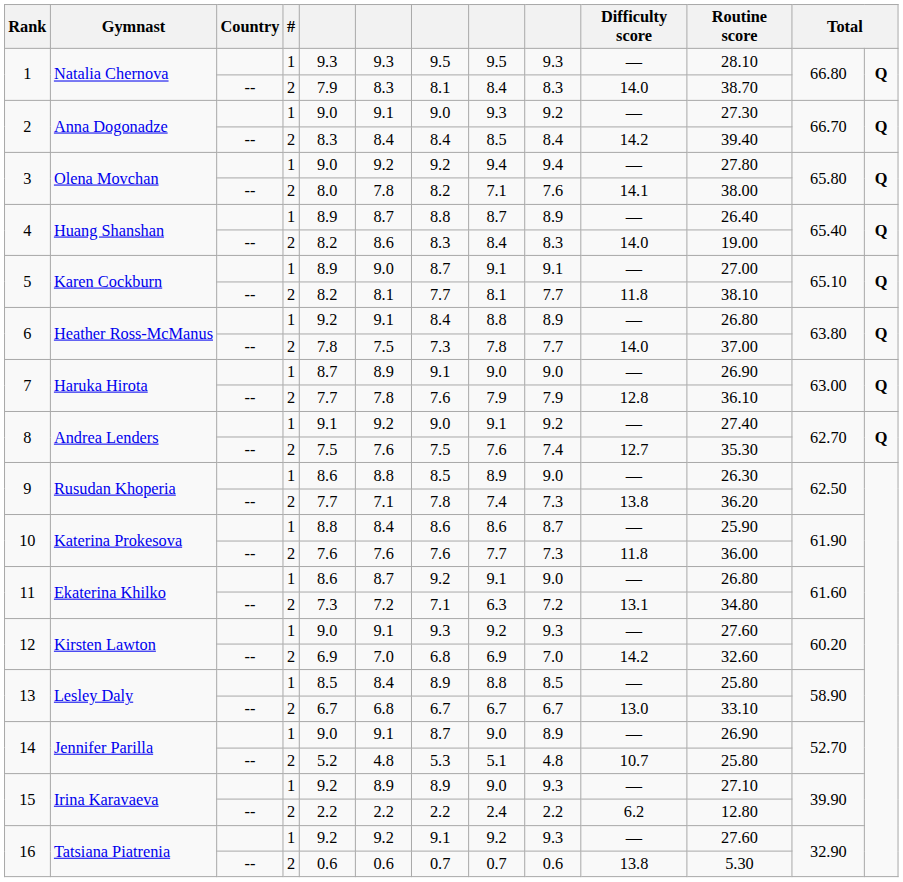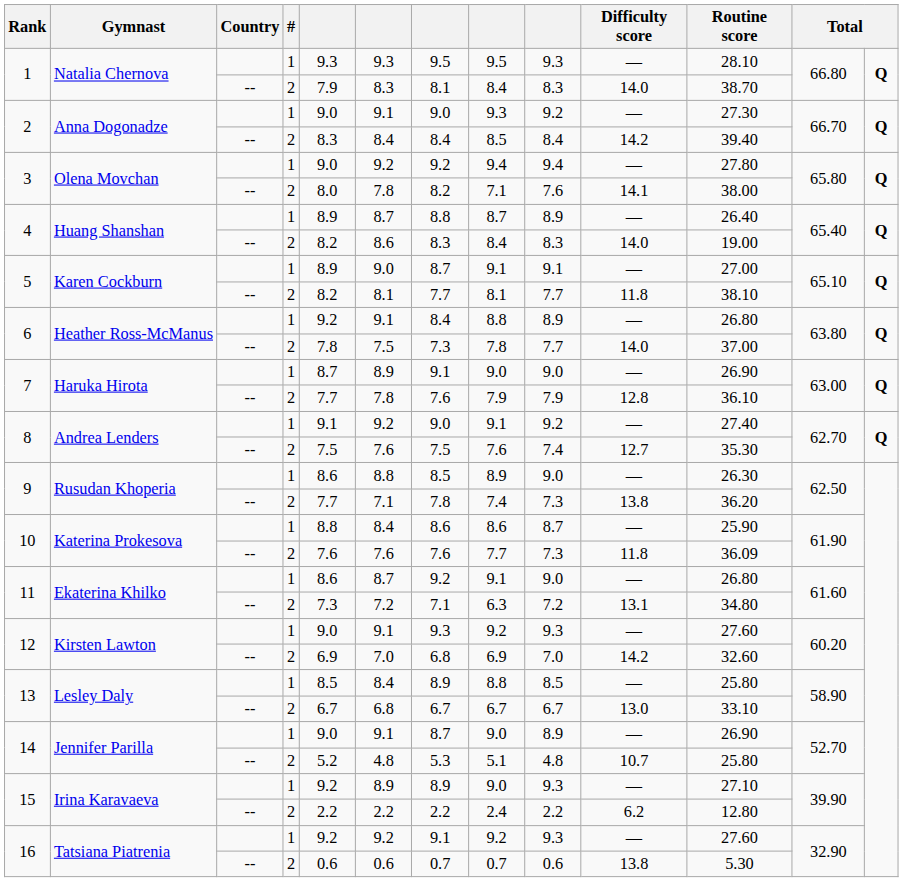(739, 553) 36.00 -> (739, 553) 36.09
